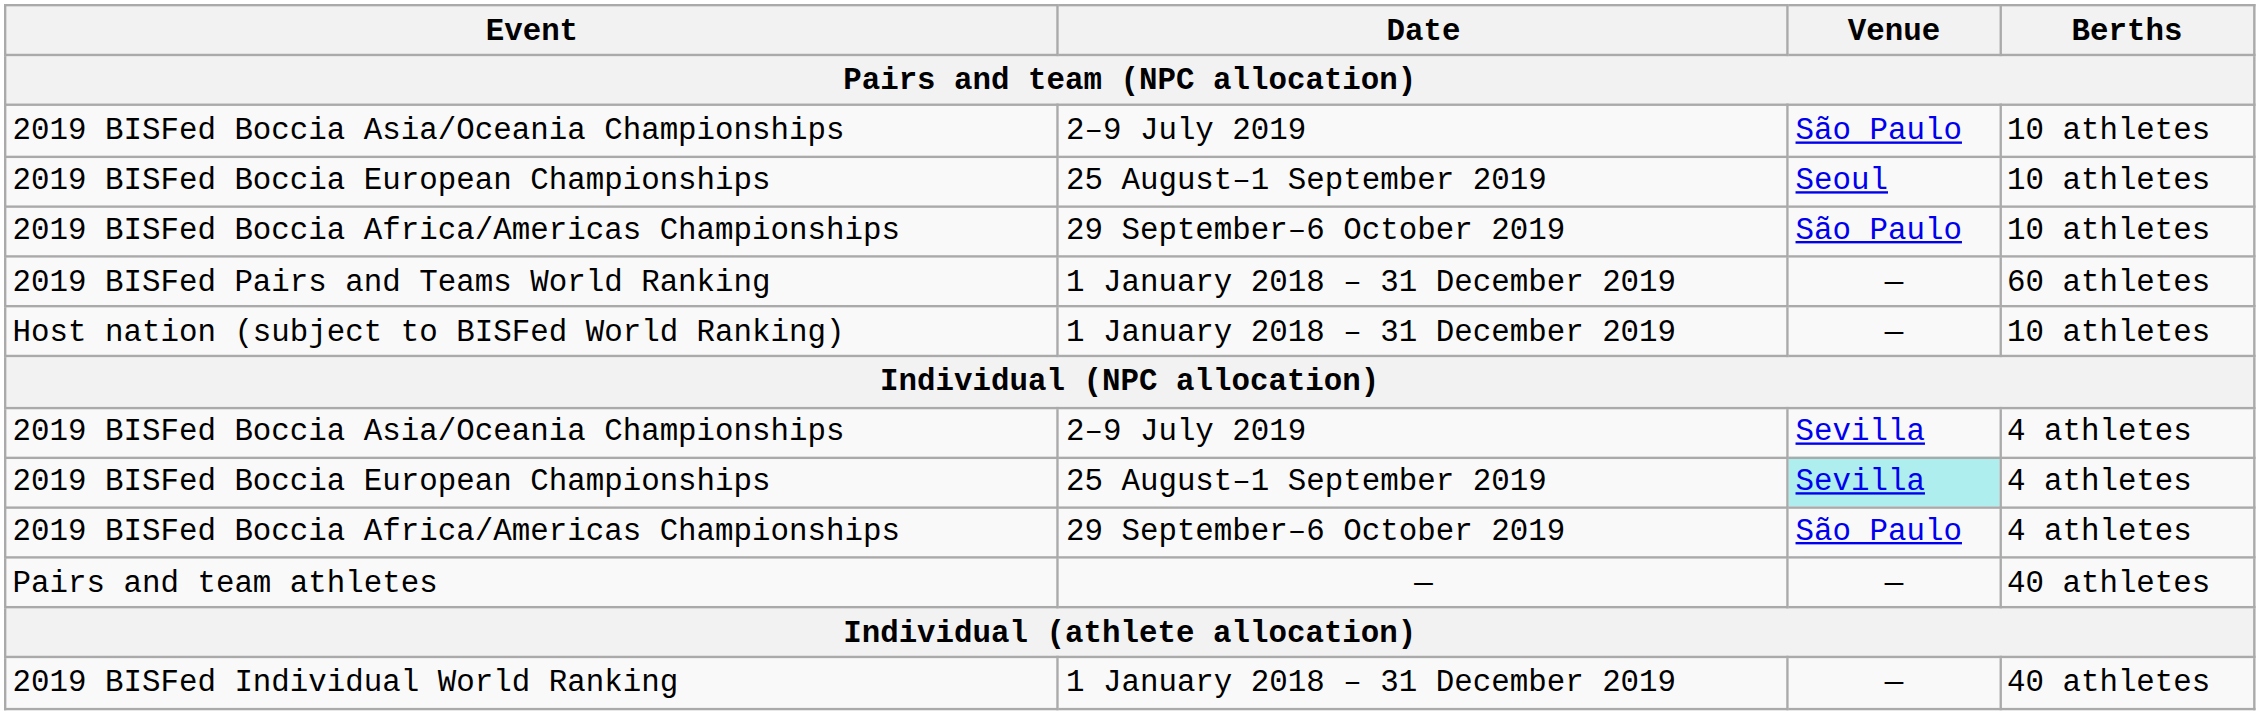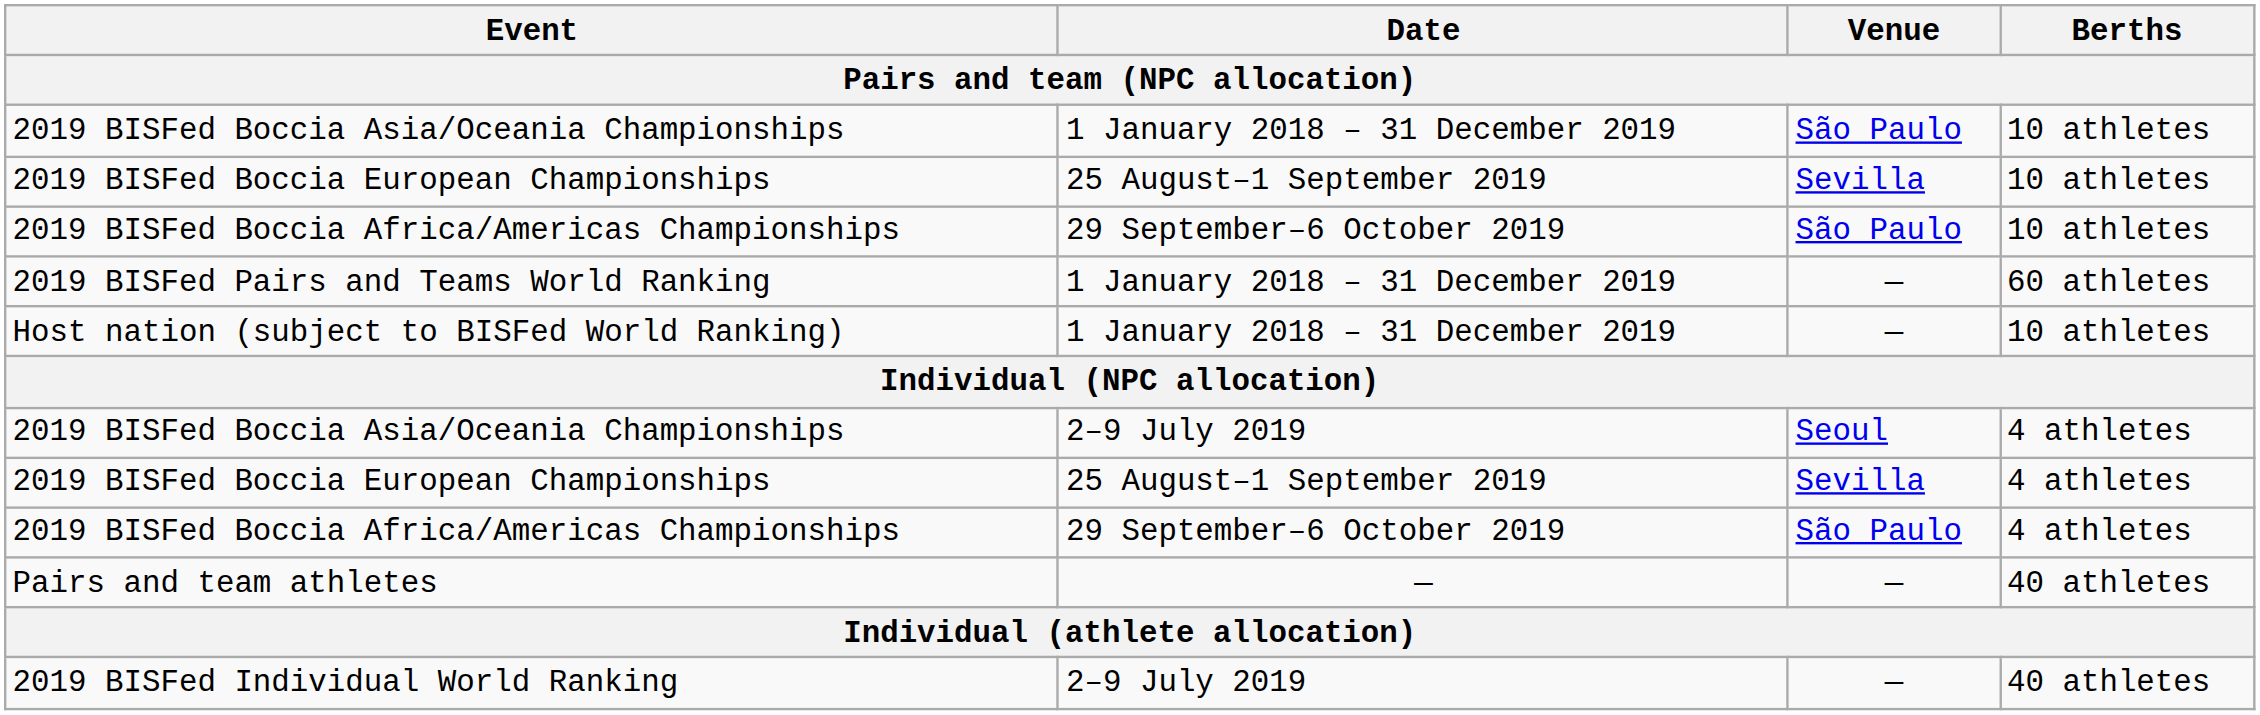(1186, 131) 2–9 July 2019 -> (1371, 131) 1 January 2018 – 31 December 2019
(1842, 181) Seoul -> (1860, 181) Sevilla
(1860, 432) Sevilla -> (1842, 432) Seoul
(1860, 482) paleturquoise background -> (1860, 482) no background
(1371, 683) 1 January 2018 – 31 December 2019 -> (1186, 683) 2–9 July 2019
